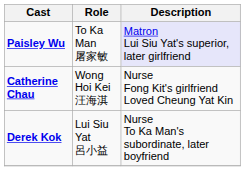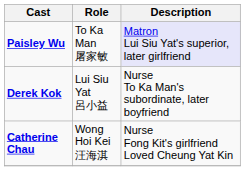rows swapped: (34, 138) <-> (32, 88)
